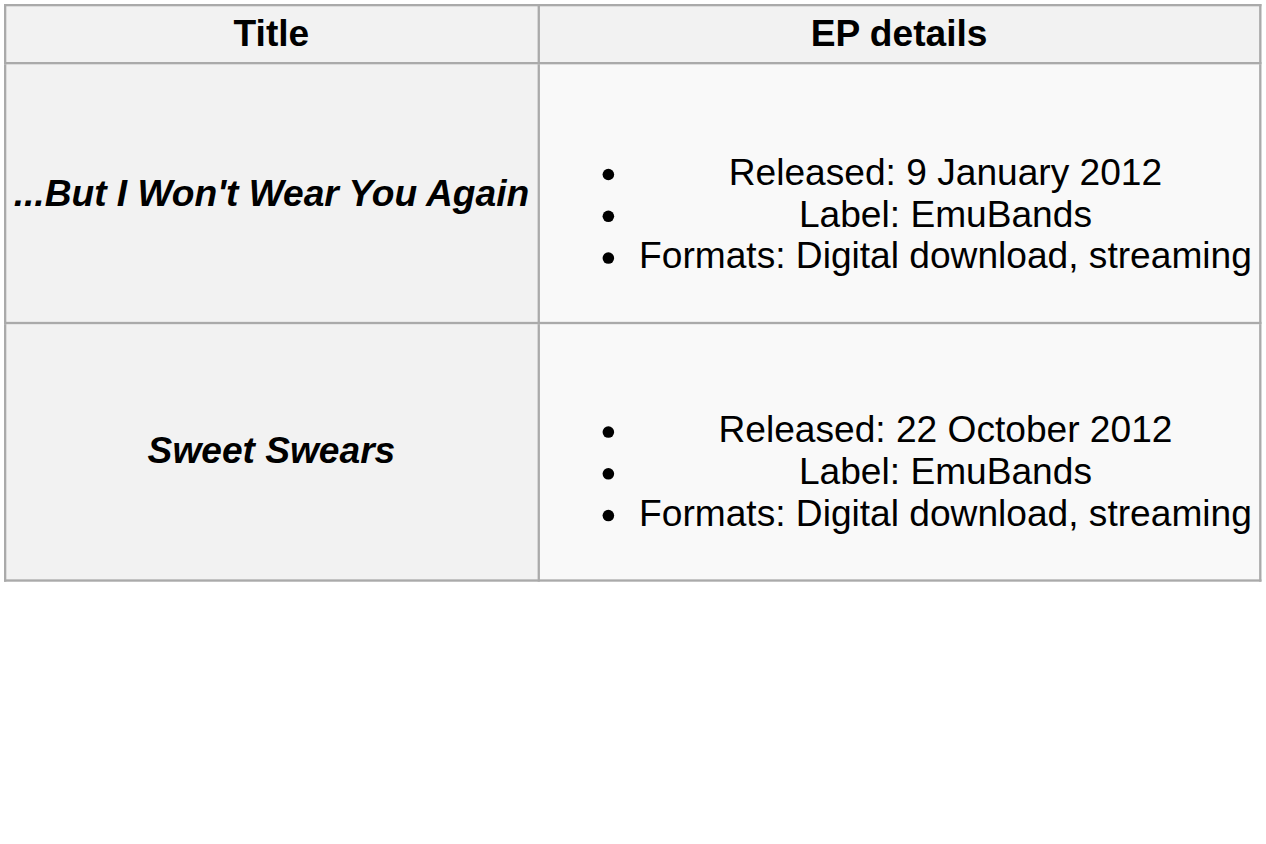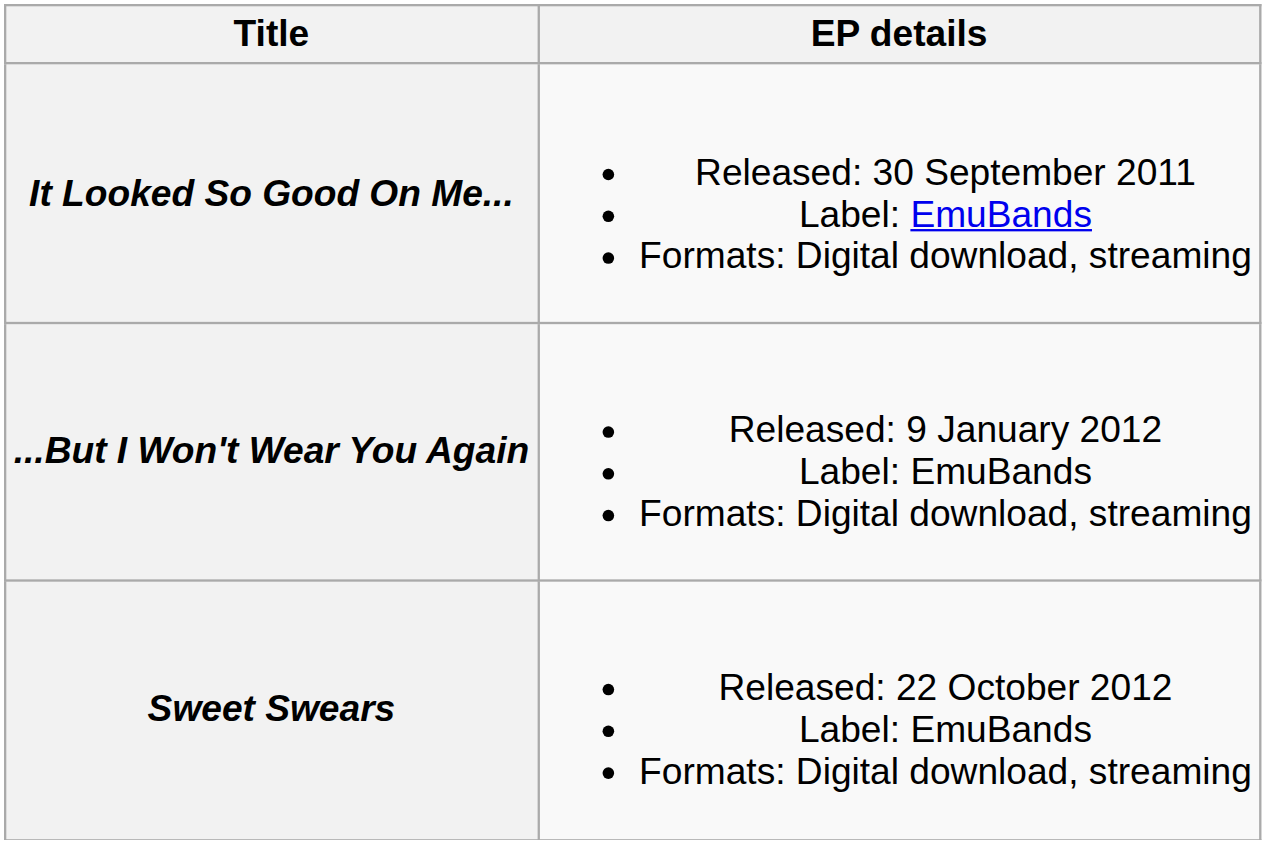+ row: (271, 192)
